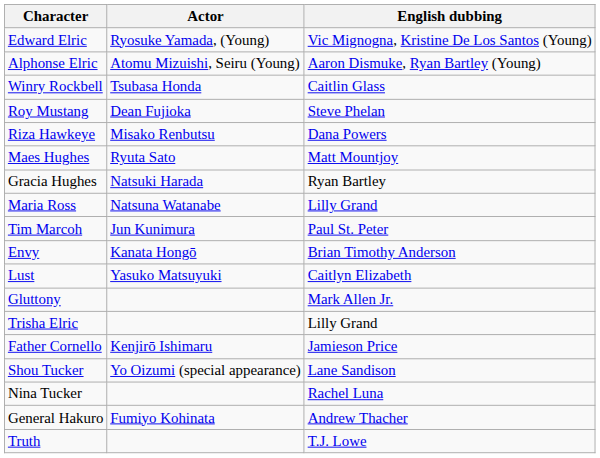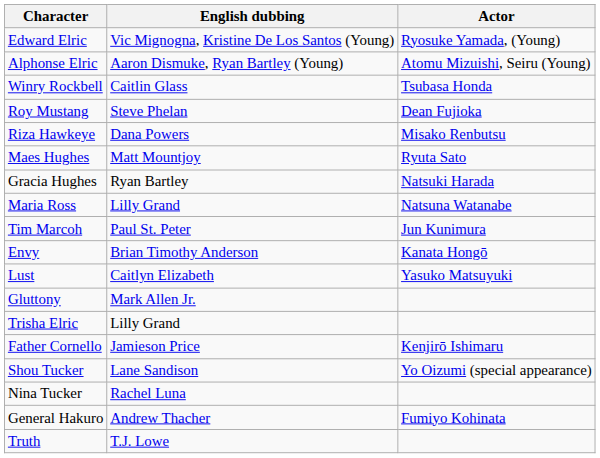columns swapped: (206, 16) <-> (450, 16)
